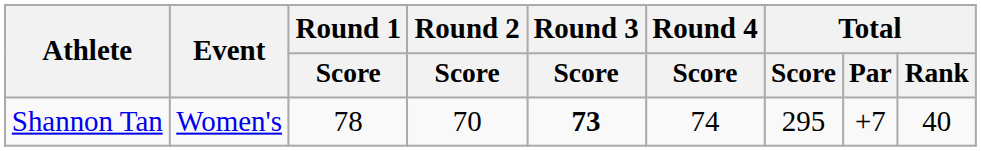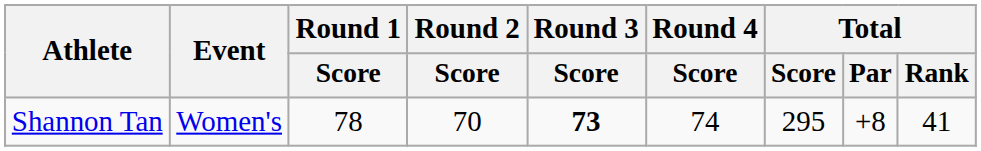(870, 121) +7 -> (870, 121) +8
(937, 121) 40 -> (937, 121) 41
